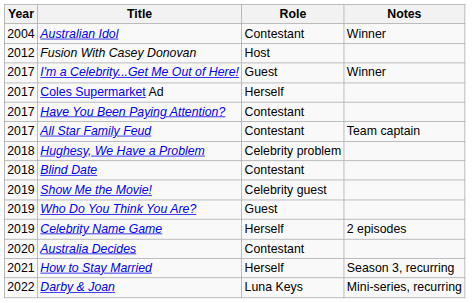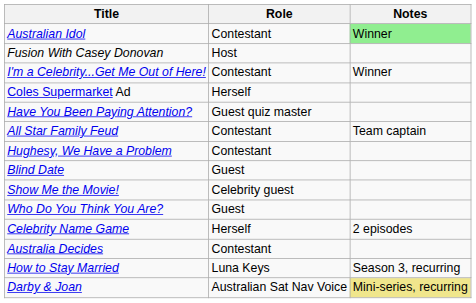- column: (21, 14)
(366, 33) no background -> (372, 33) lightgreen background
(261, 72) Guest -> (241, 72) Contestant
(274, 111) Contestant -> (262, 111) Guest quiz master
(293, 151) Celebrity problem -> (241, 151) Contestant
(274, 170) Contestant -> (228, 170) Guest
(264, 268) Herself -> (241, 268) Luna Keys
(274, 287) Luna Keys -> (279, 287) Australian Sat Nav Voice
(404, 287) no background -> (410, 287) khaki background
